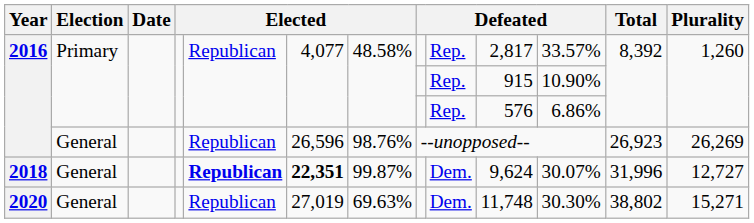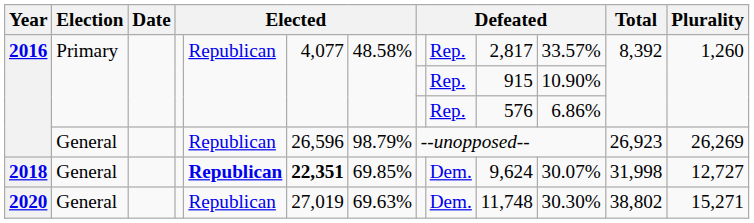(382, 141) 98.76% -> (382, 141) 98.79%
(382, 171) 99.87% -> (382, 171) 69.85%
(636, 171) 31,996 -> (636, 171) 31,998
